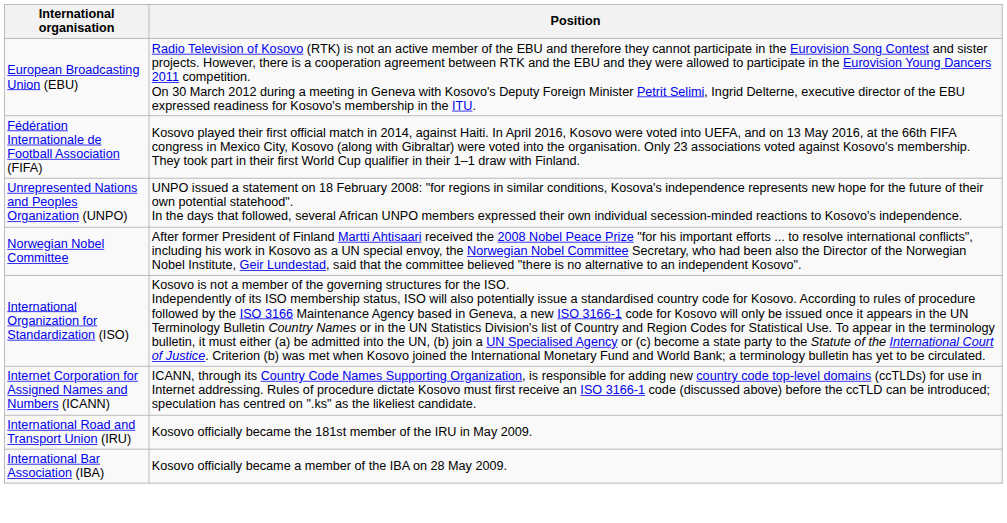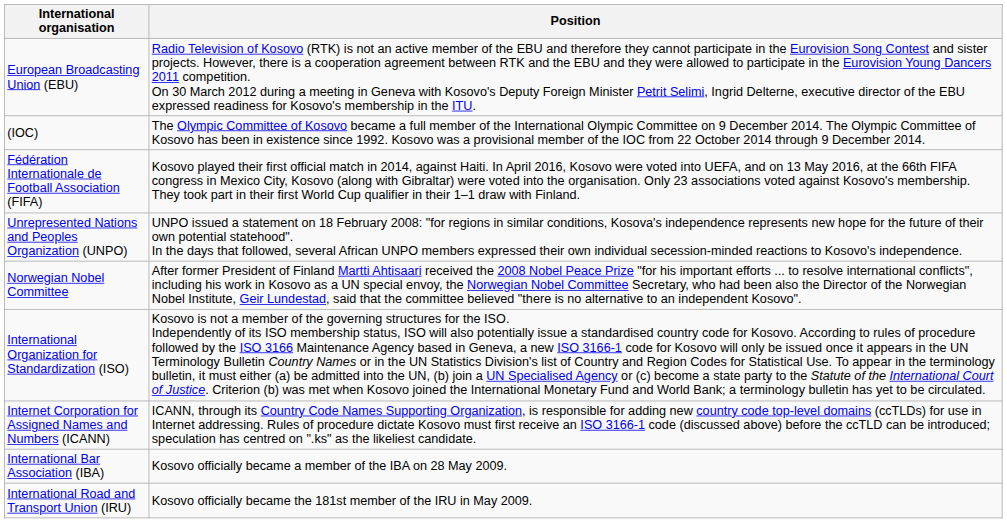+ row: (23, 132)
rows swapped: (71, 432) <-> (56, 466)
